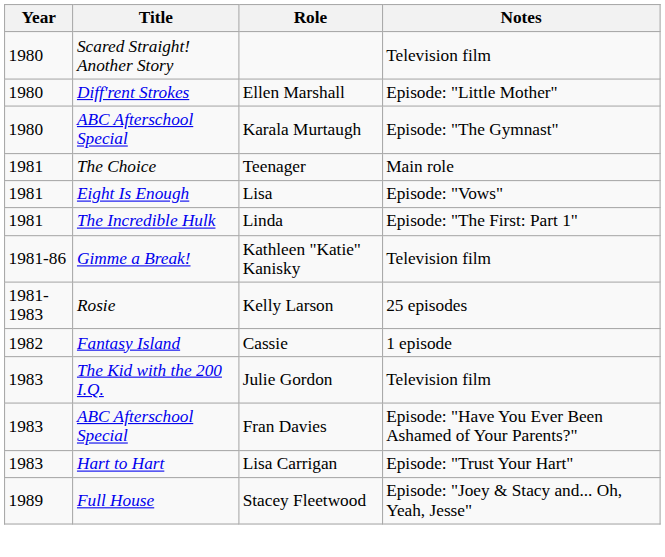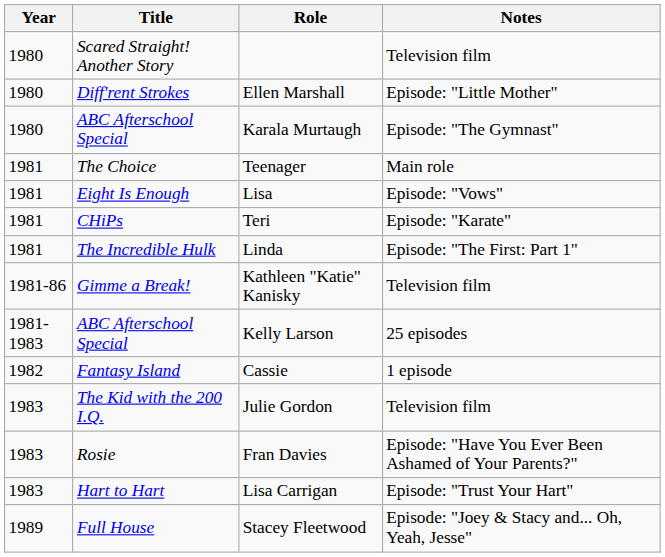+ row: (256, 221)
(96, 305) Rosie -> (135, 332) ABC Afterschool Special
(135, 426) ABC Afterschool Special -> (96, 453) Rosie
